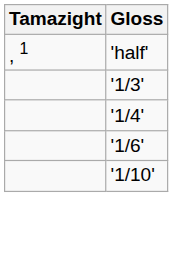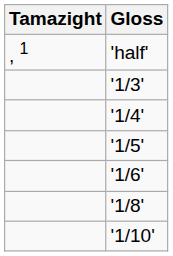+ row: (127, 145)
+ row: (127, 205)
